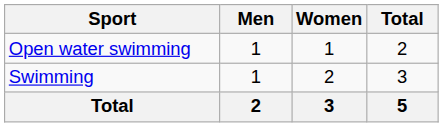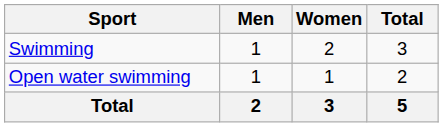rows swapped: (100, 48) <-> (51, 77)
